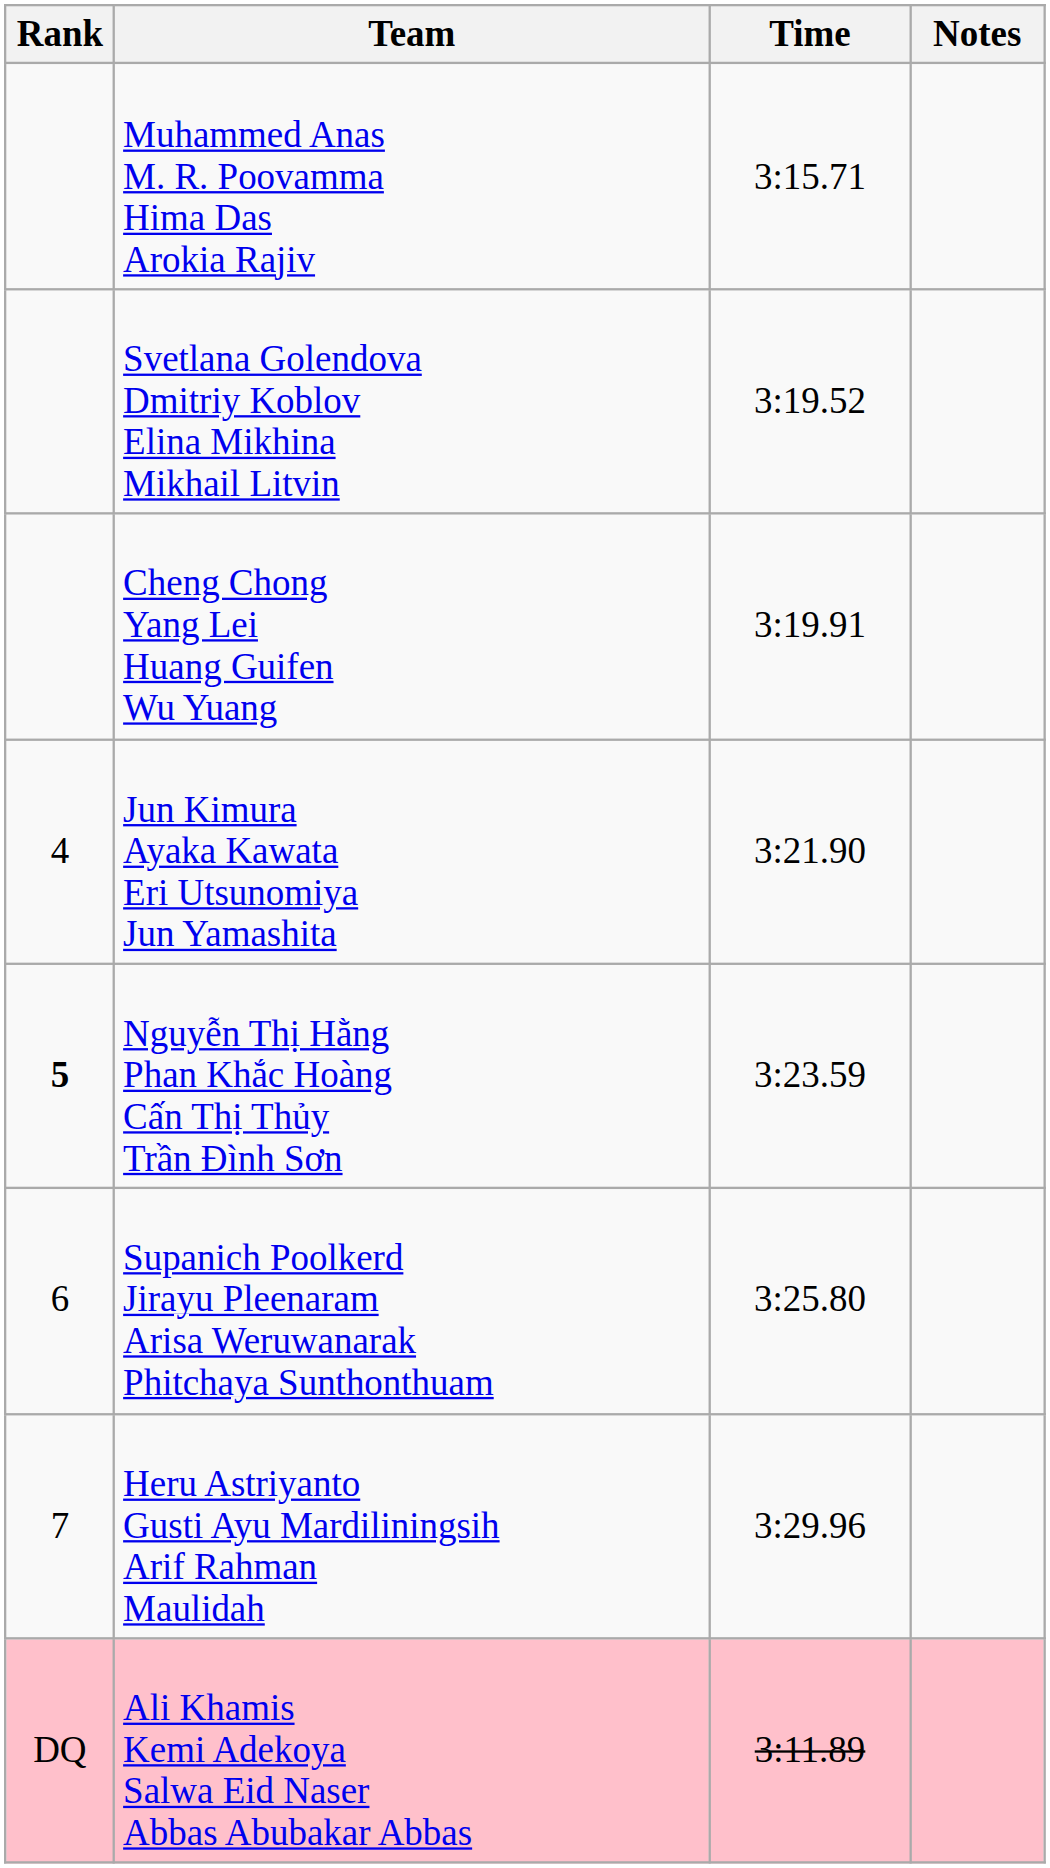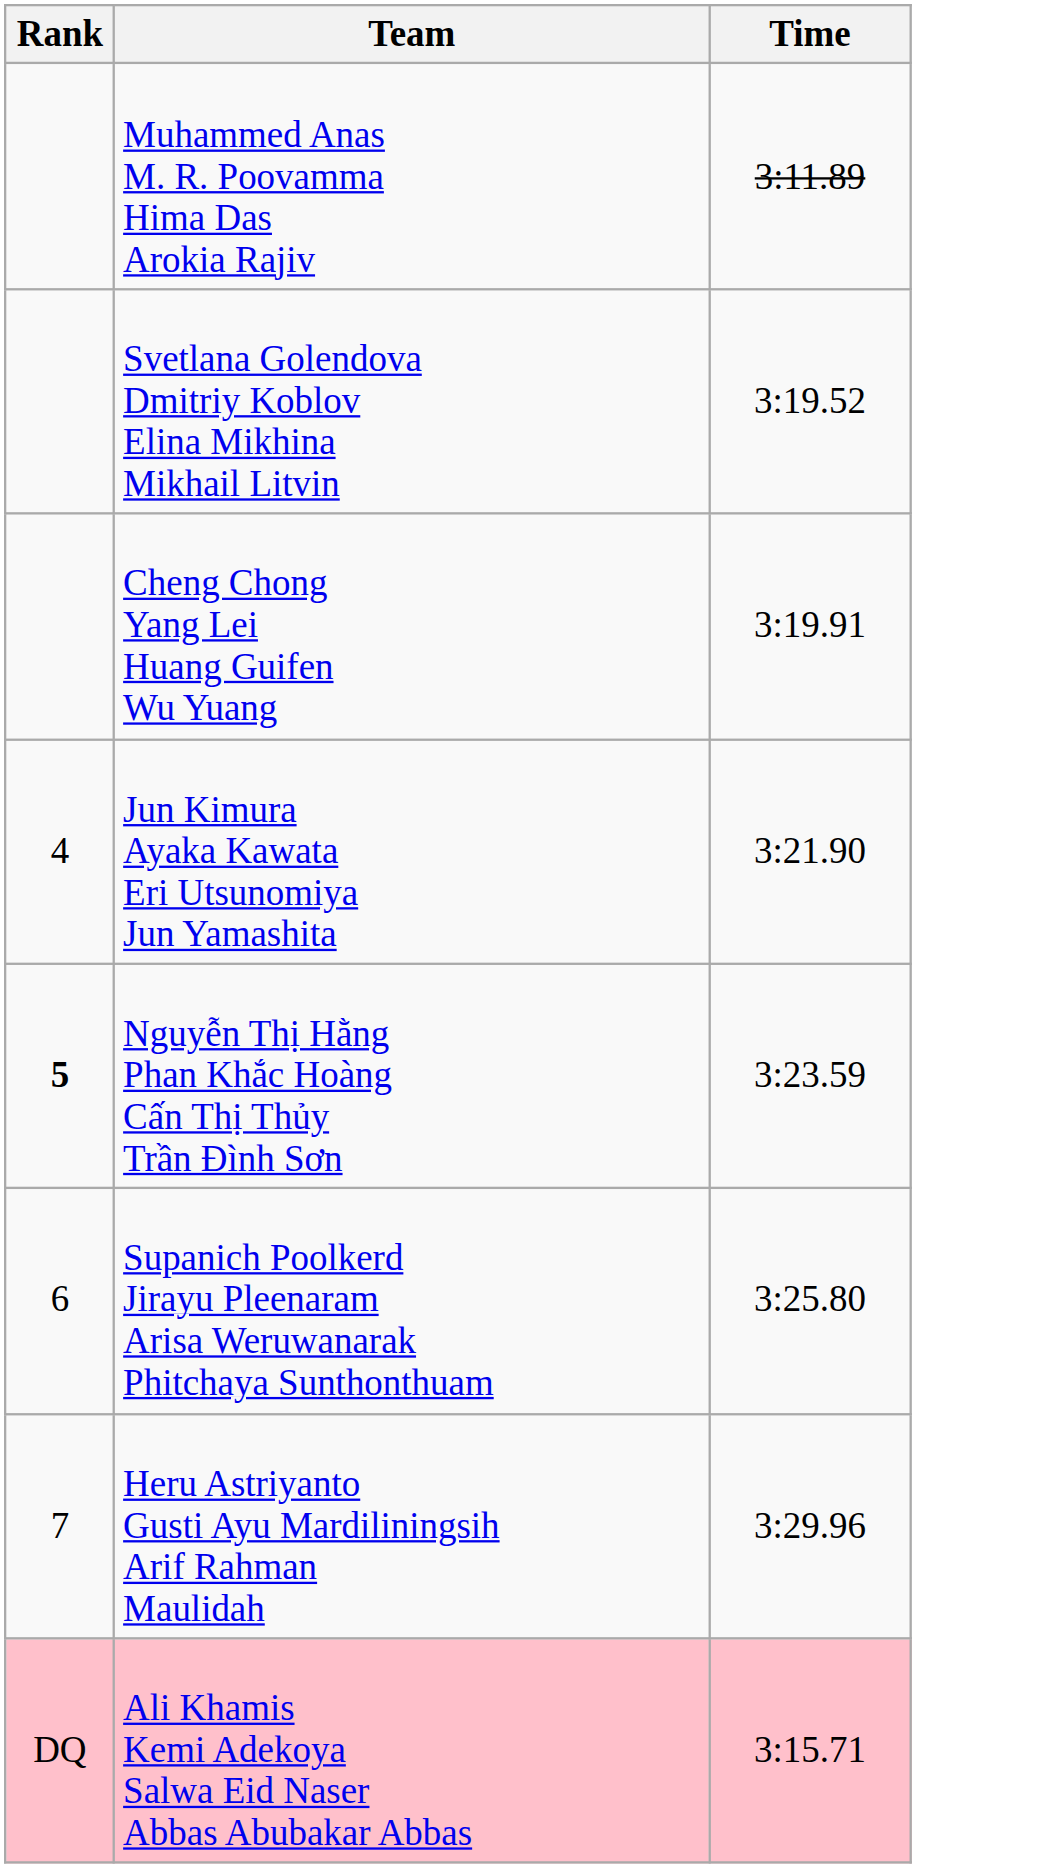- column: (977, 33)
(810, 175) 3:15.71 -> (810, 175) 3:11.89
(810, 1750) 3:11.89 -> (810, 1750) 3:15.71
